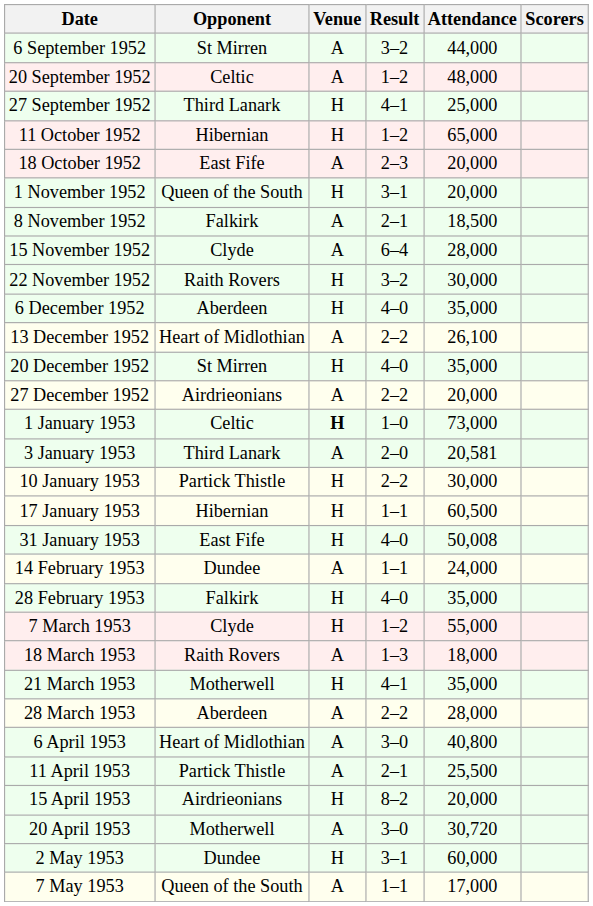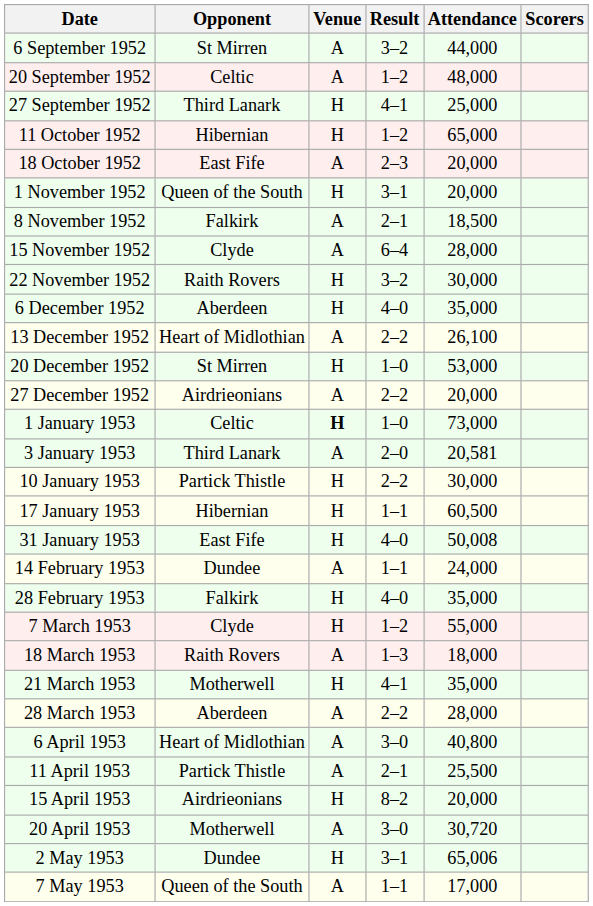(395, 366) 4–0 -> (395, 366) 1–0
(472, 366) 35,000 -> (472, 366) 53,000
(472, 857) 60,000 -> (472, 857) 65,006
